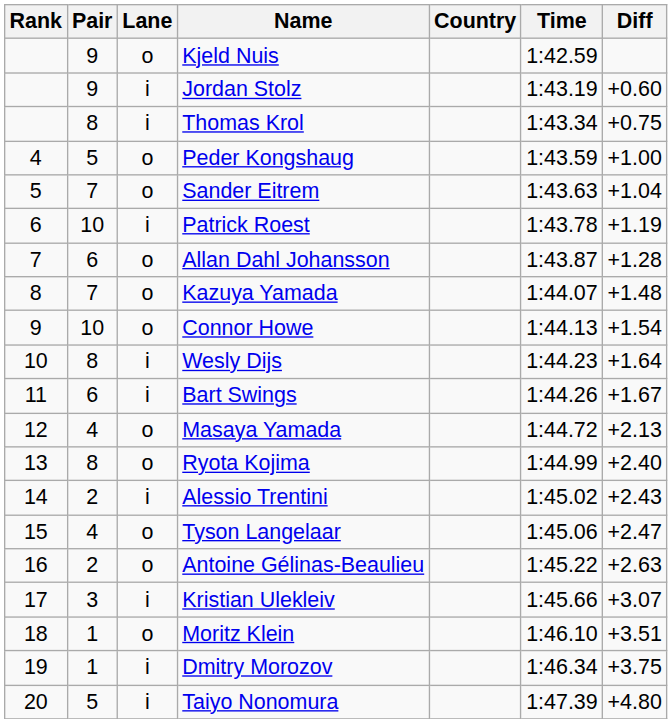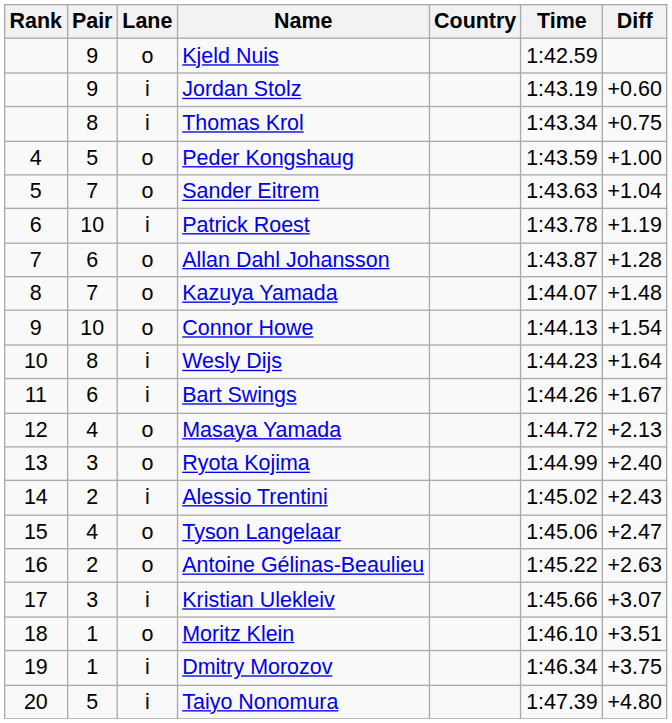(92, 463) 8 -> (92, 463) 3
